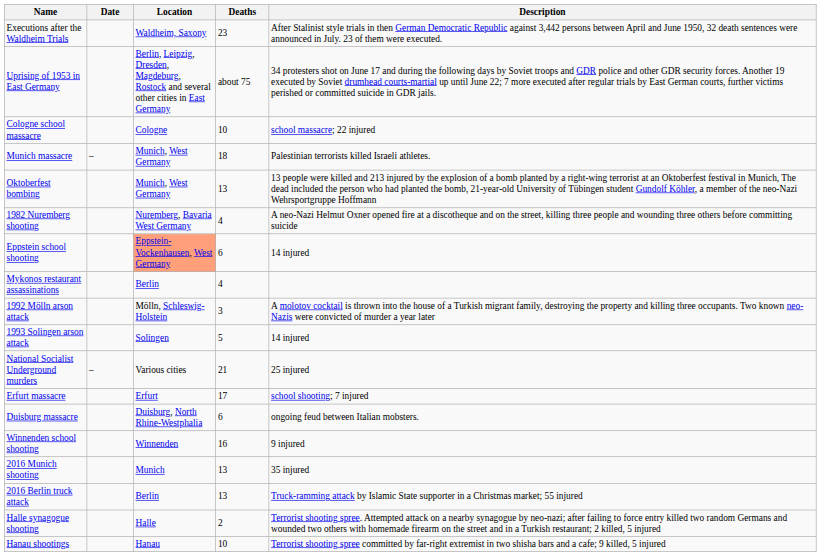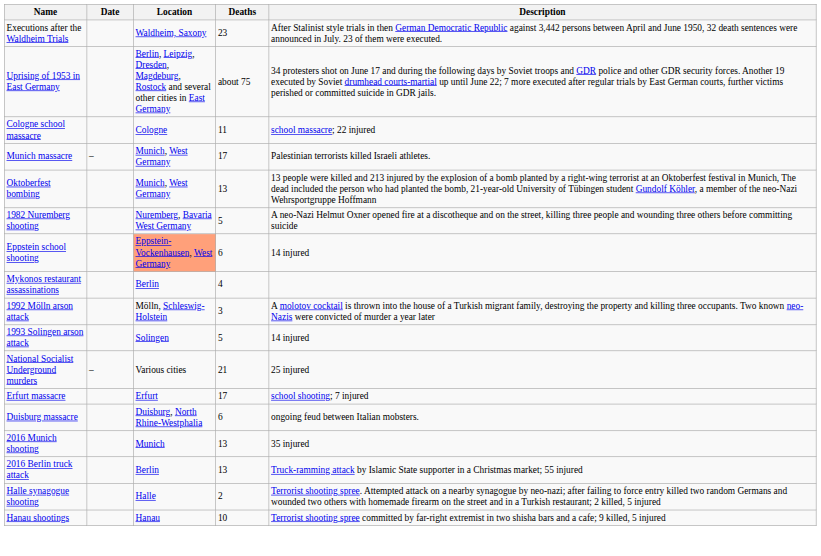(223, 130) 10 -> (222, 130) 11
(223, 157) 18 -> (223, 157) 17
(220, 221) 4 -> (220, 221) 5
- row: (41, 444)
